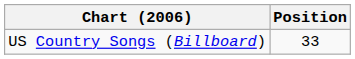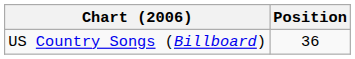(310, 42) 33 -> (310, 42) 36
